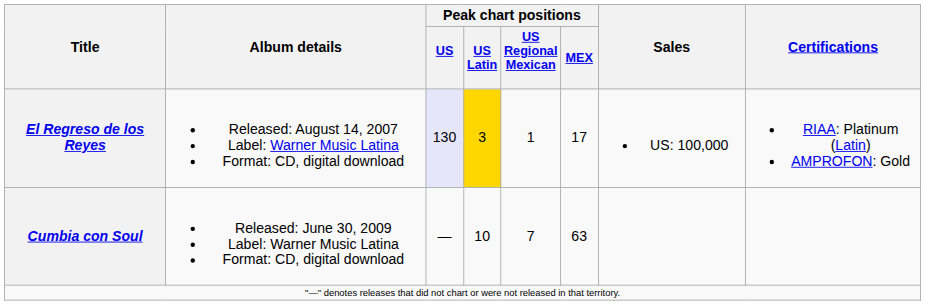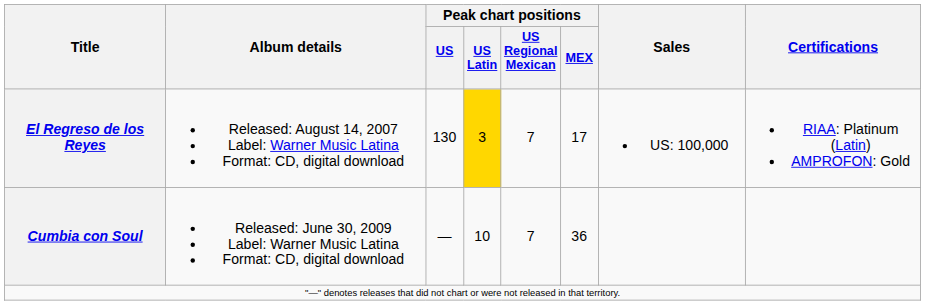(445, 138) lavender background -> (445, 138) no background
(531, 138) 1 -> (531, 138) 7
(579, 236) 63 -> (579, 236) 36
